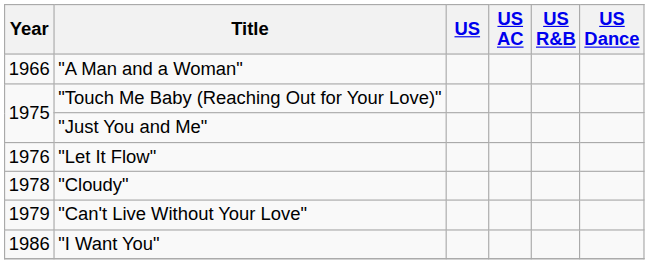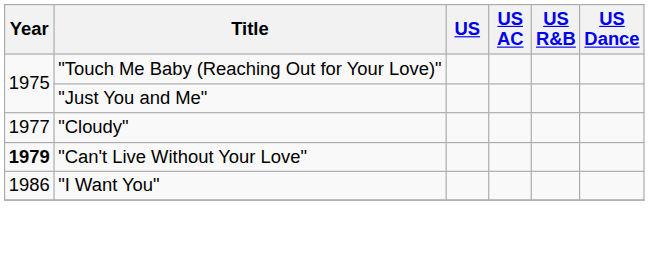- row: (151, 68)
- row: (107, 156)
(29, 185) 1978 -> (29, 127) 1977
(29, 214) normal -> (29, 156) bold
